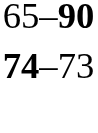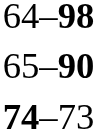+ row: (49, 15)
